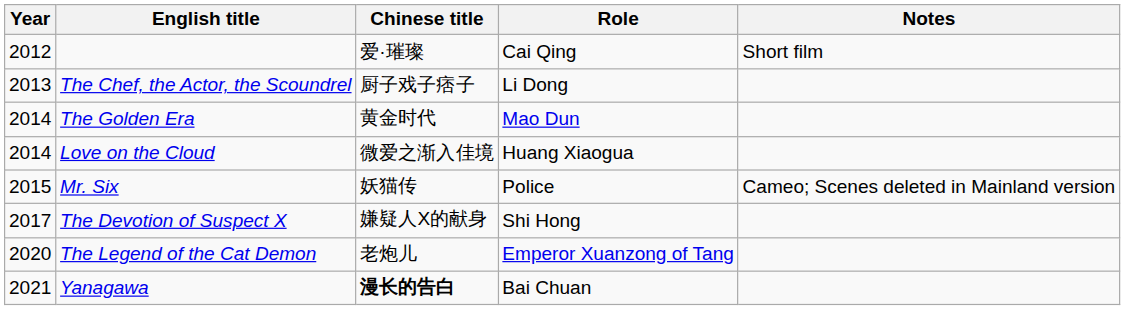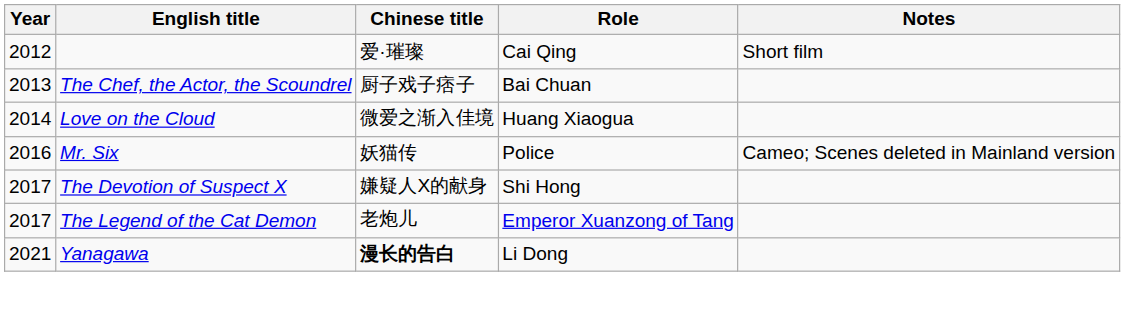(535, 85) Li Dong -> (547, 85) Bai Chuan
- row: (127, 119)
(30, 186) 2015 -> (30, 152) 2016
(30, 254) 2020 -> (30, 220) 2017
(547, 287) Bai Chuan -> (535, 254) Li Dong
